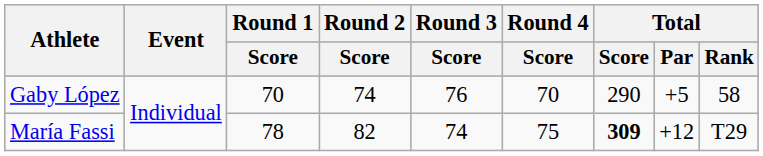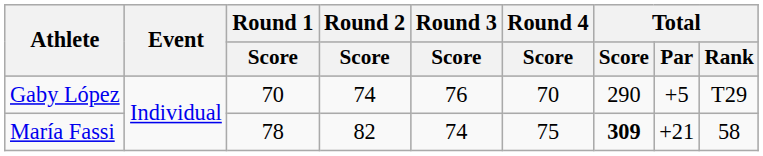(729, 94) 58 -> (729, 94) T29
(677, 131) +12 -> (677, 131) +21
(729, 131) T29 -> (729, 131) 58
